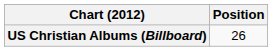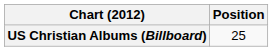(239, 35) 26 -> (239, 35) 25
